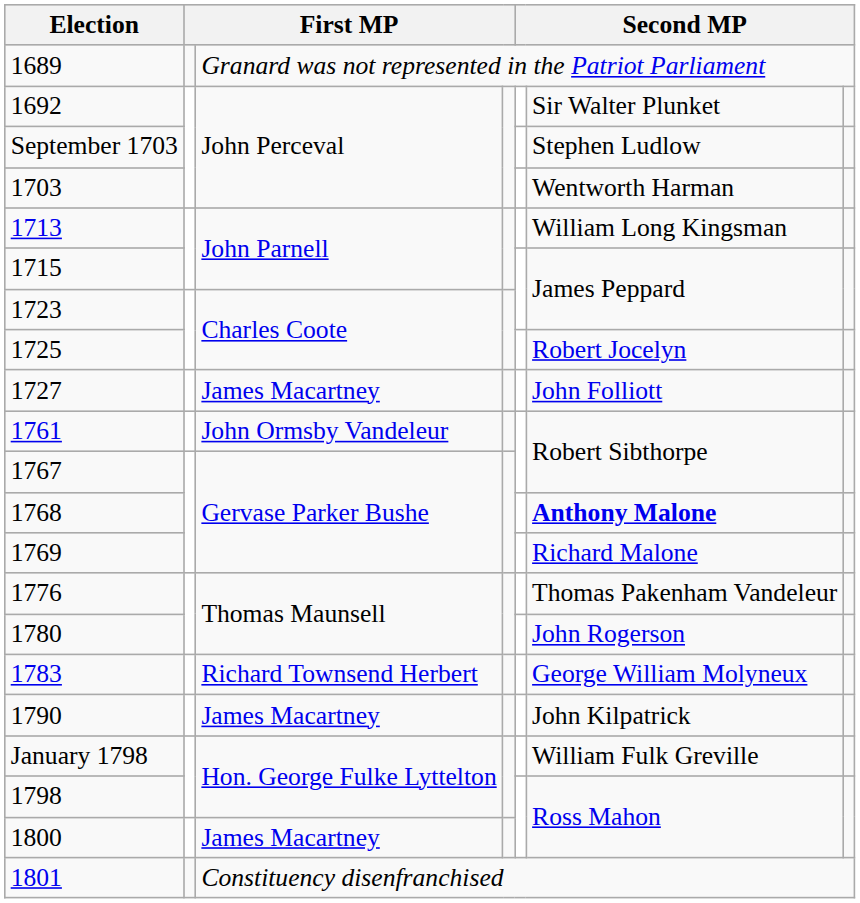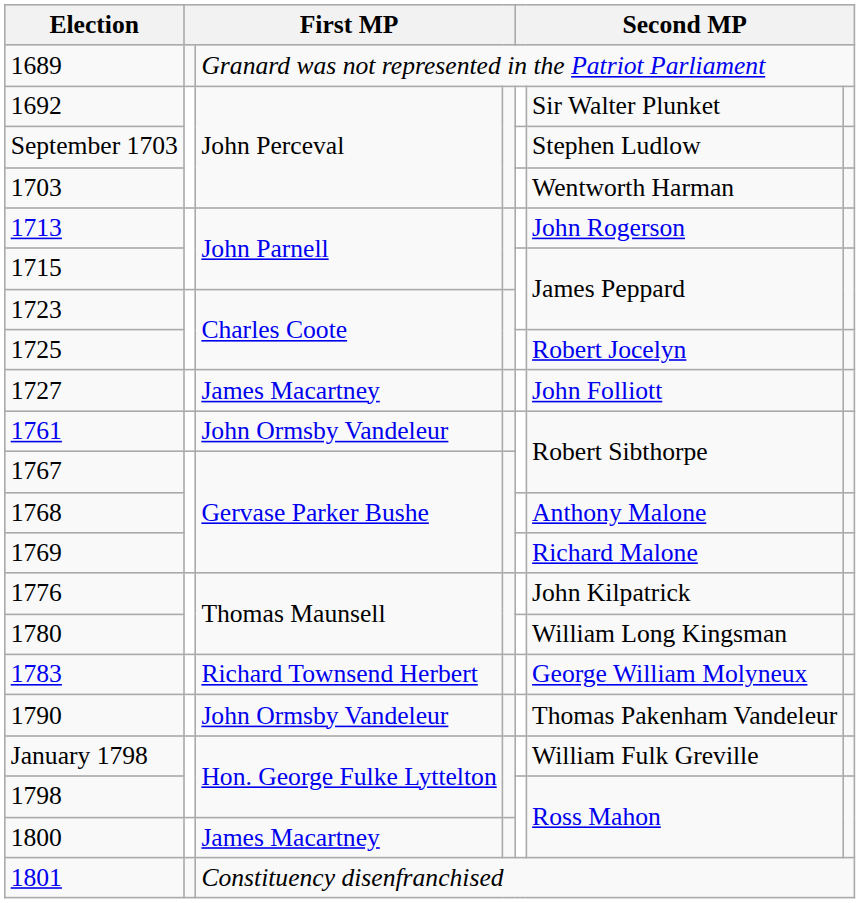(660, 227) William Long Kingsman -> (609, 227) John Rogerson
(624, 512) bold -> (619, 512) normal
(685, 593) Thomas Pakenham Vandeleur -> (611, 593) John Kilpatrick
(609, 633) John Rogerson -> (660, 633) William Long Kingsman
(291, 715) James Macartney -> (325, 715) John Ormsby Vandeleur
(611, 715) John Kilpatrick -> (685, 715) Thomas Pakenham Vandeleur
